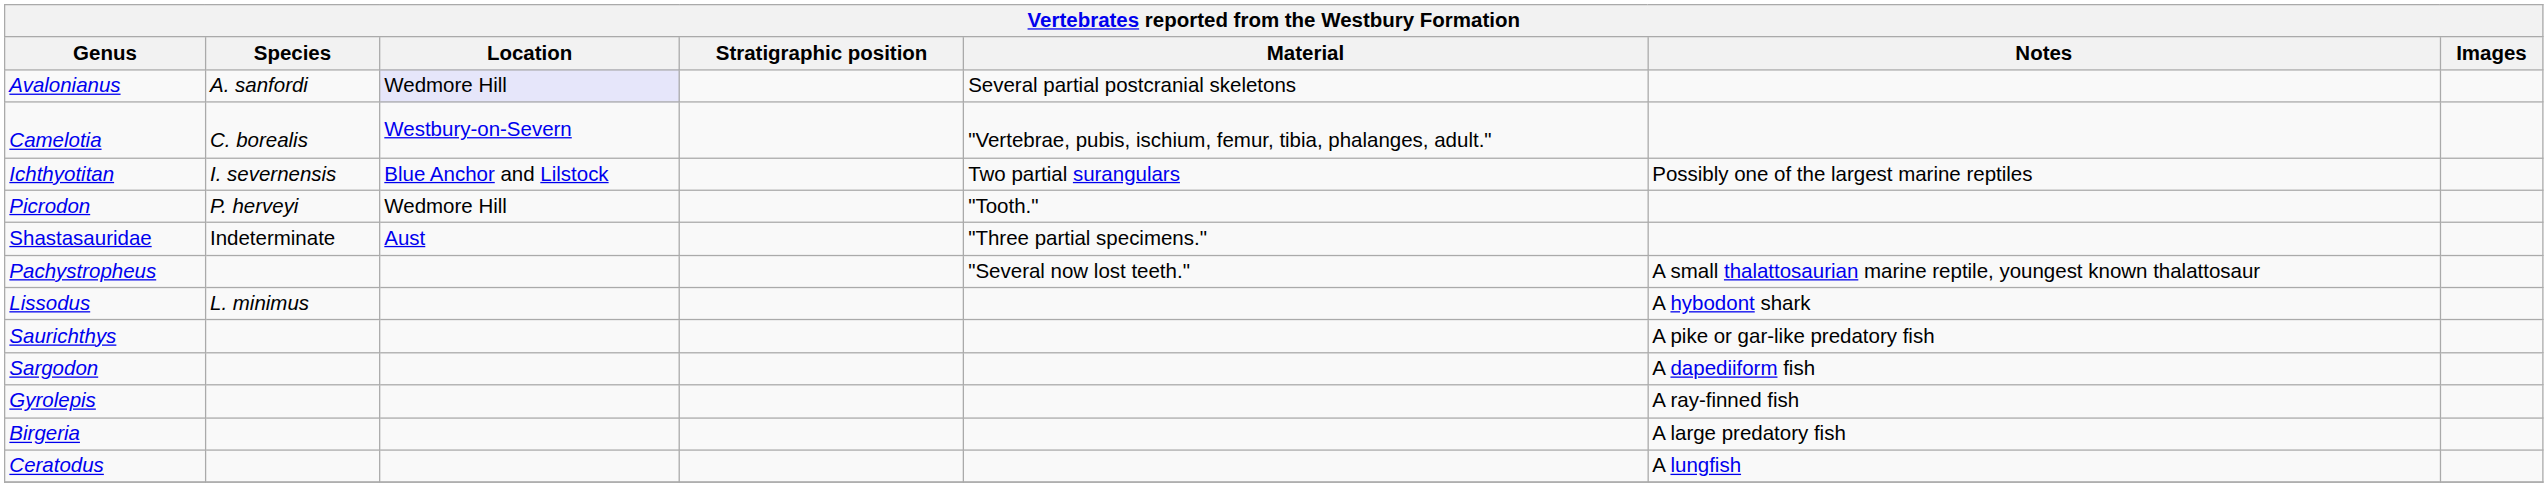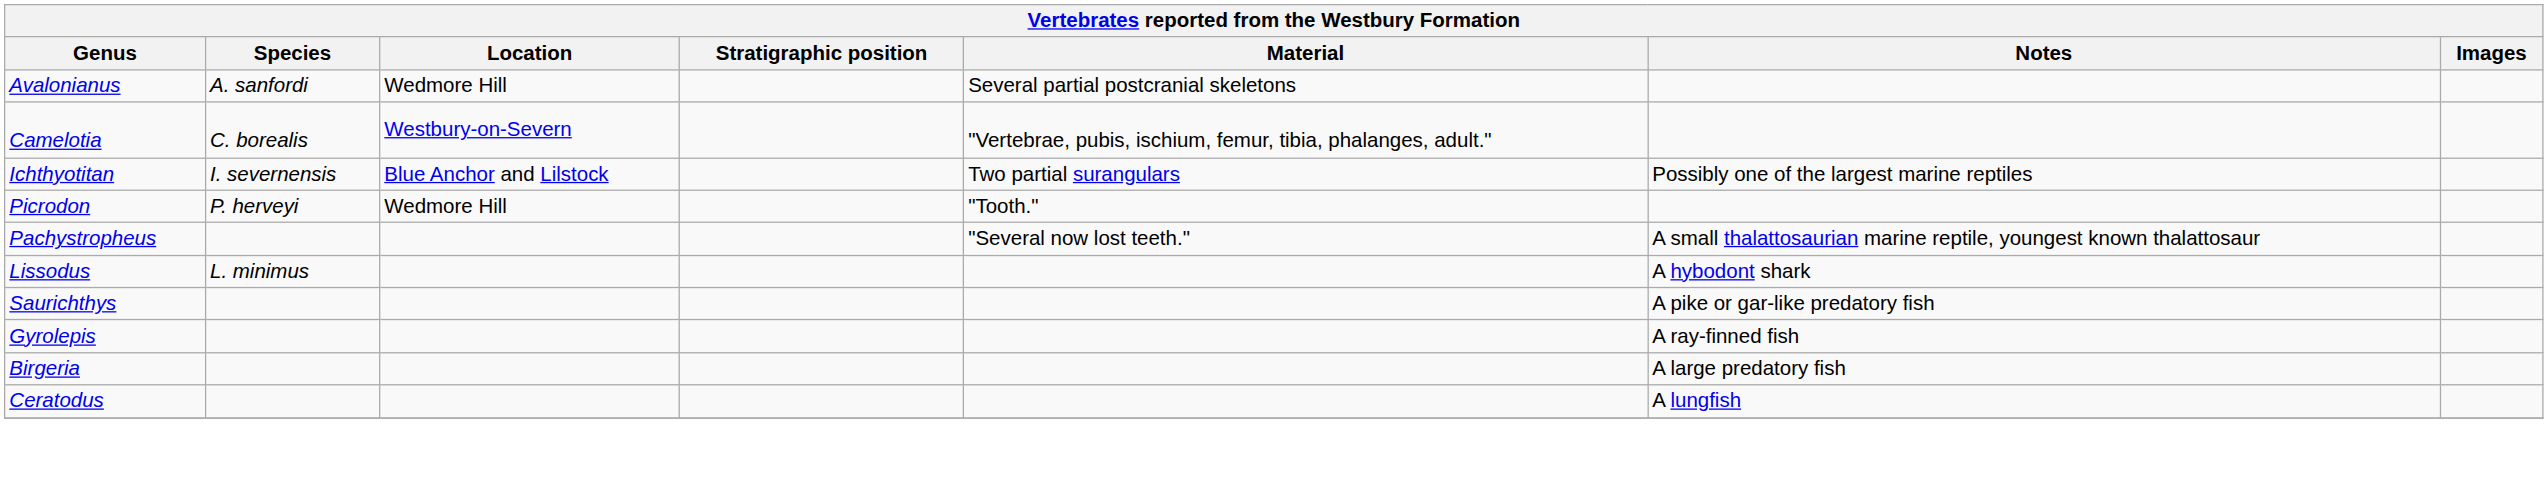(446, 85) lavender background -> (446, 85) no background
- row: (81, 238)
- row: (54, 368)
